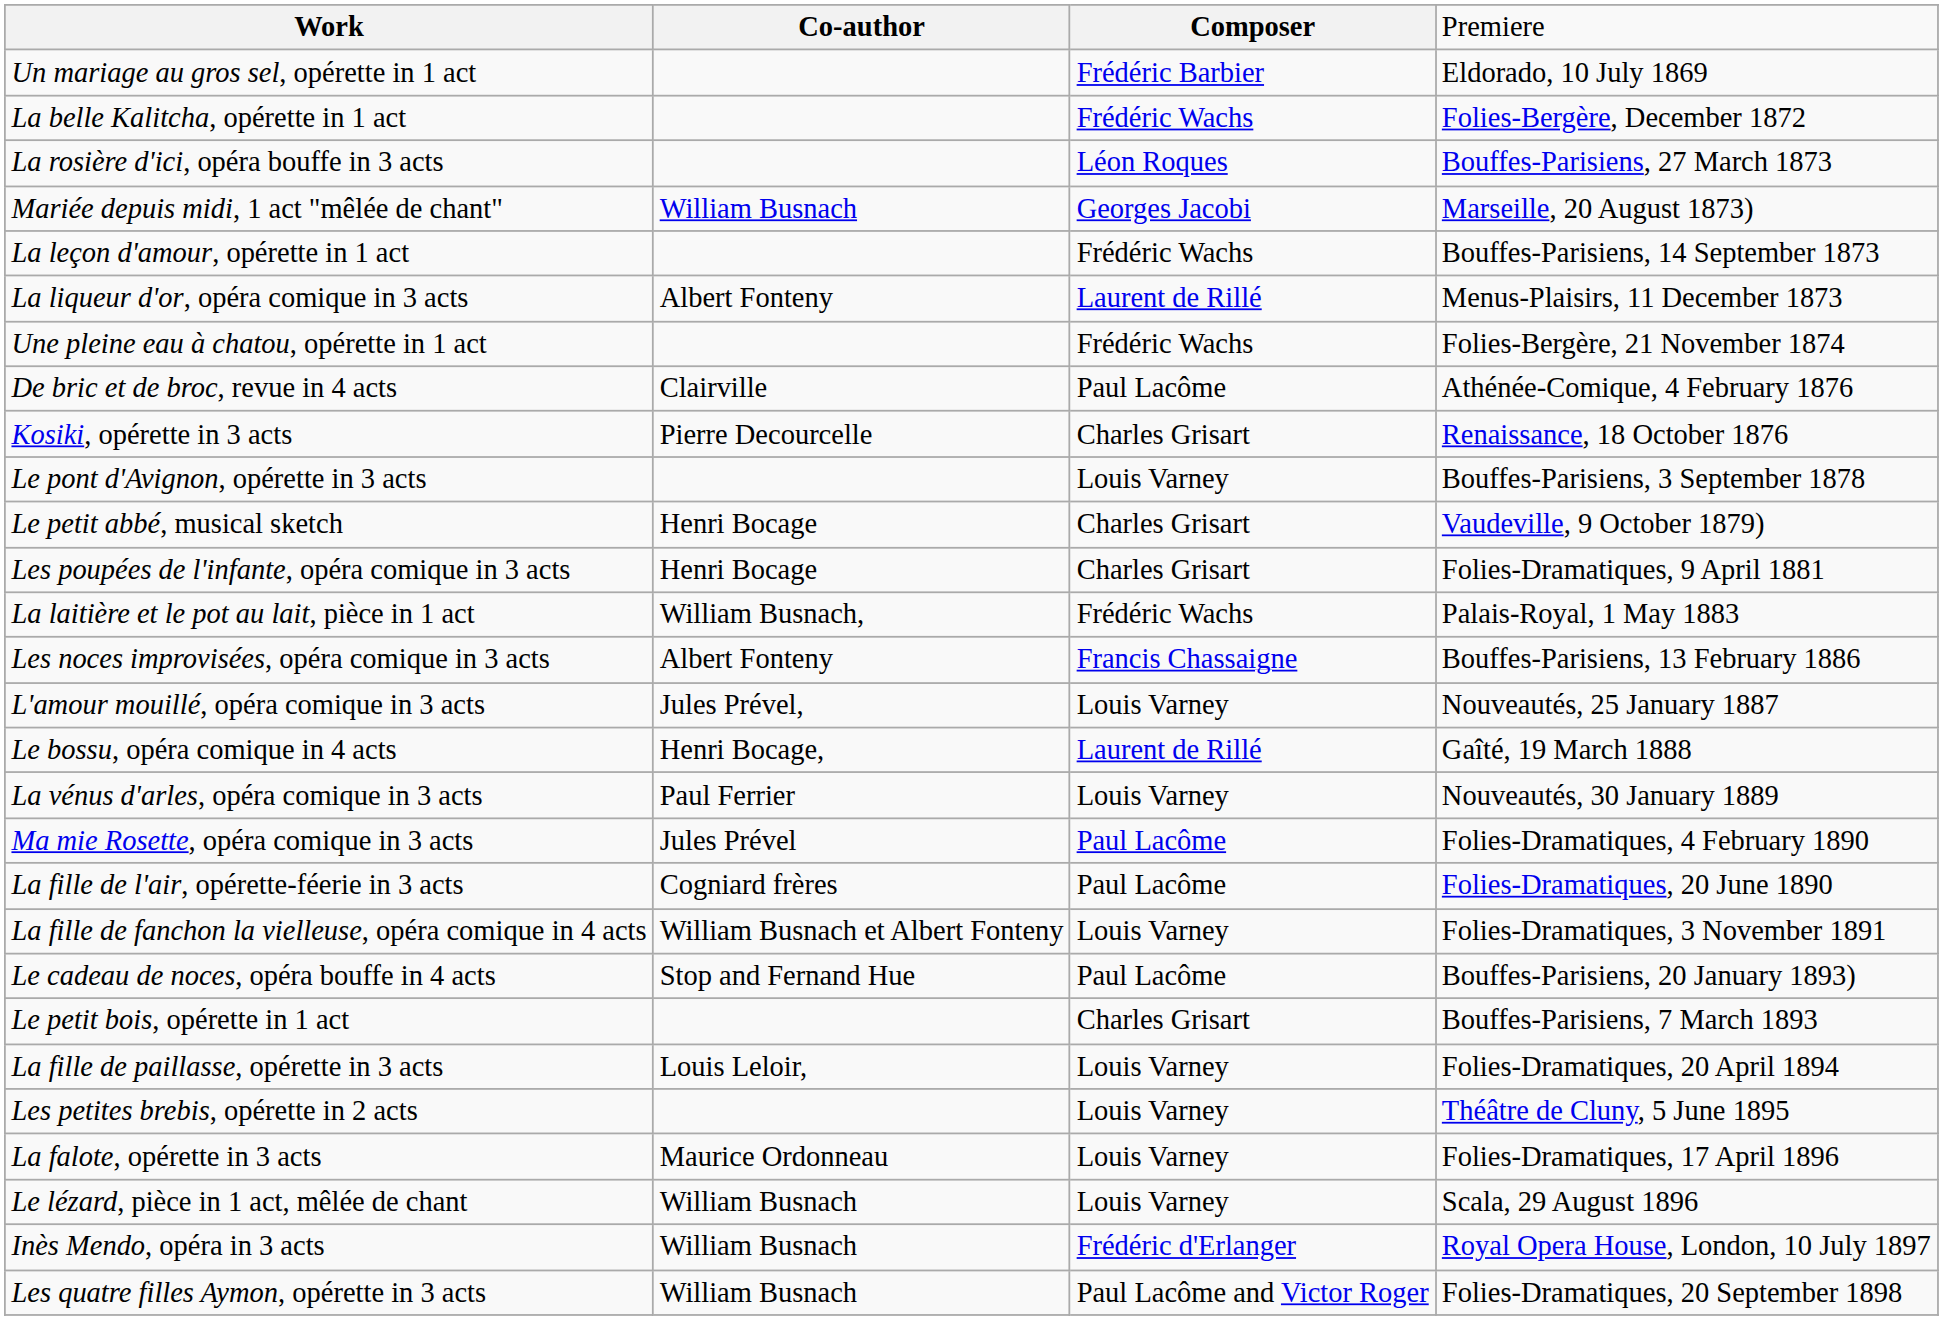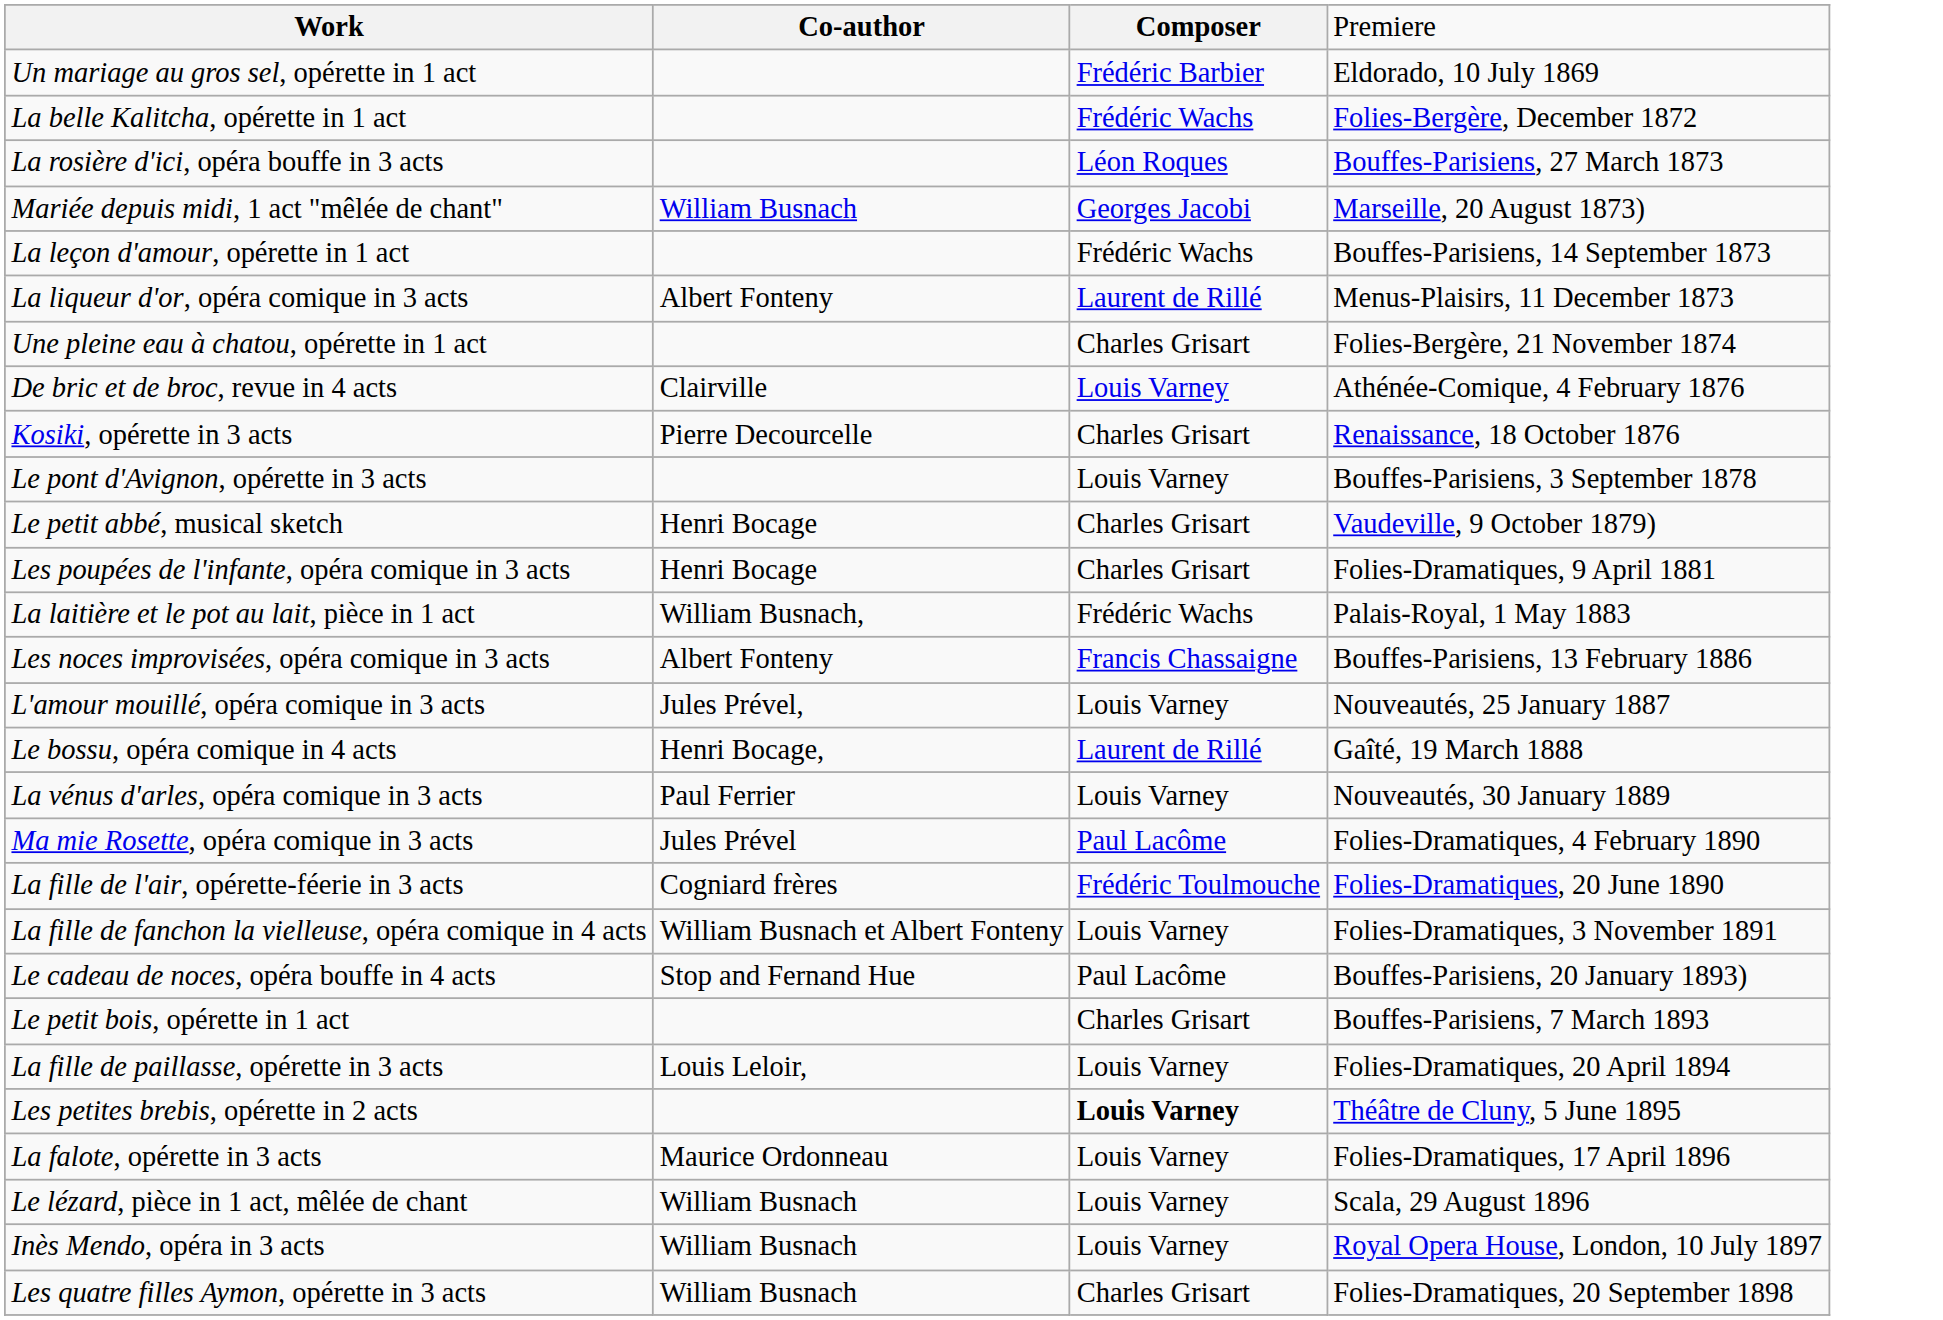(1165, 343) Frédéric Wachs -> (1163, 343) Charles Grisart
(1151, 388) Paul Lacôme -> (1153, 388) Louis Varney
(1151, 885) Paul Lacôme -> (1198, 885) Frédéric Toulmouche
(1153, 1111) normal -> (1158, 1111) bold
(1186, 1246) Frédéric d'Erlanger -> (1153, 1246) Louis Varney
(1253, 1291) Paul Lacôme and Victor Roger -> (1163, 1291) Charles Grisart
